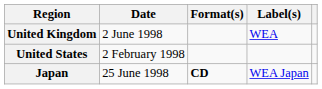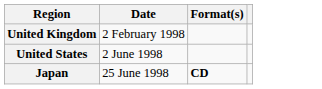- column: (279, 14)
(132, 34) 2 June 1998 -> (143, 34) 2 February 1998
(143, 53) 2 February 1998 -> (132, 53) 2 June 1998
